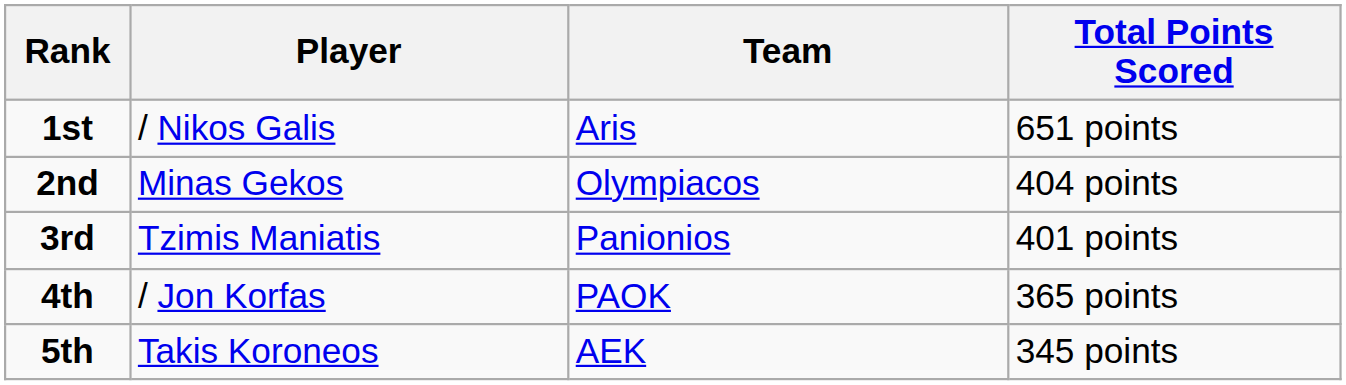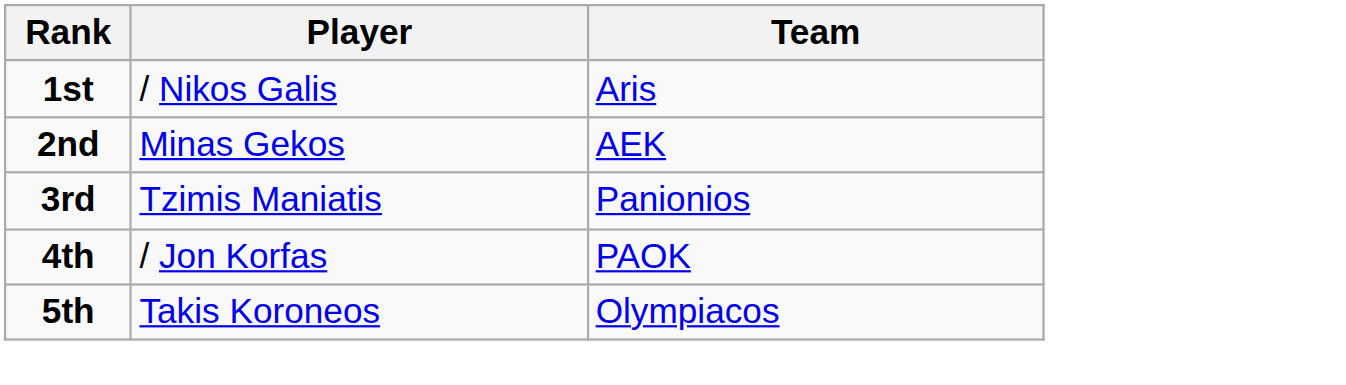- column: (1174, 52)
(668, 183) Olympiacos -> (631, 144) AEK
(611, 351) AEK -> (688, 311) Olympiacos
